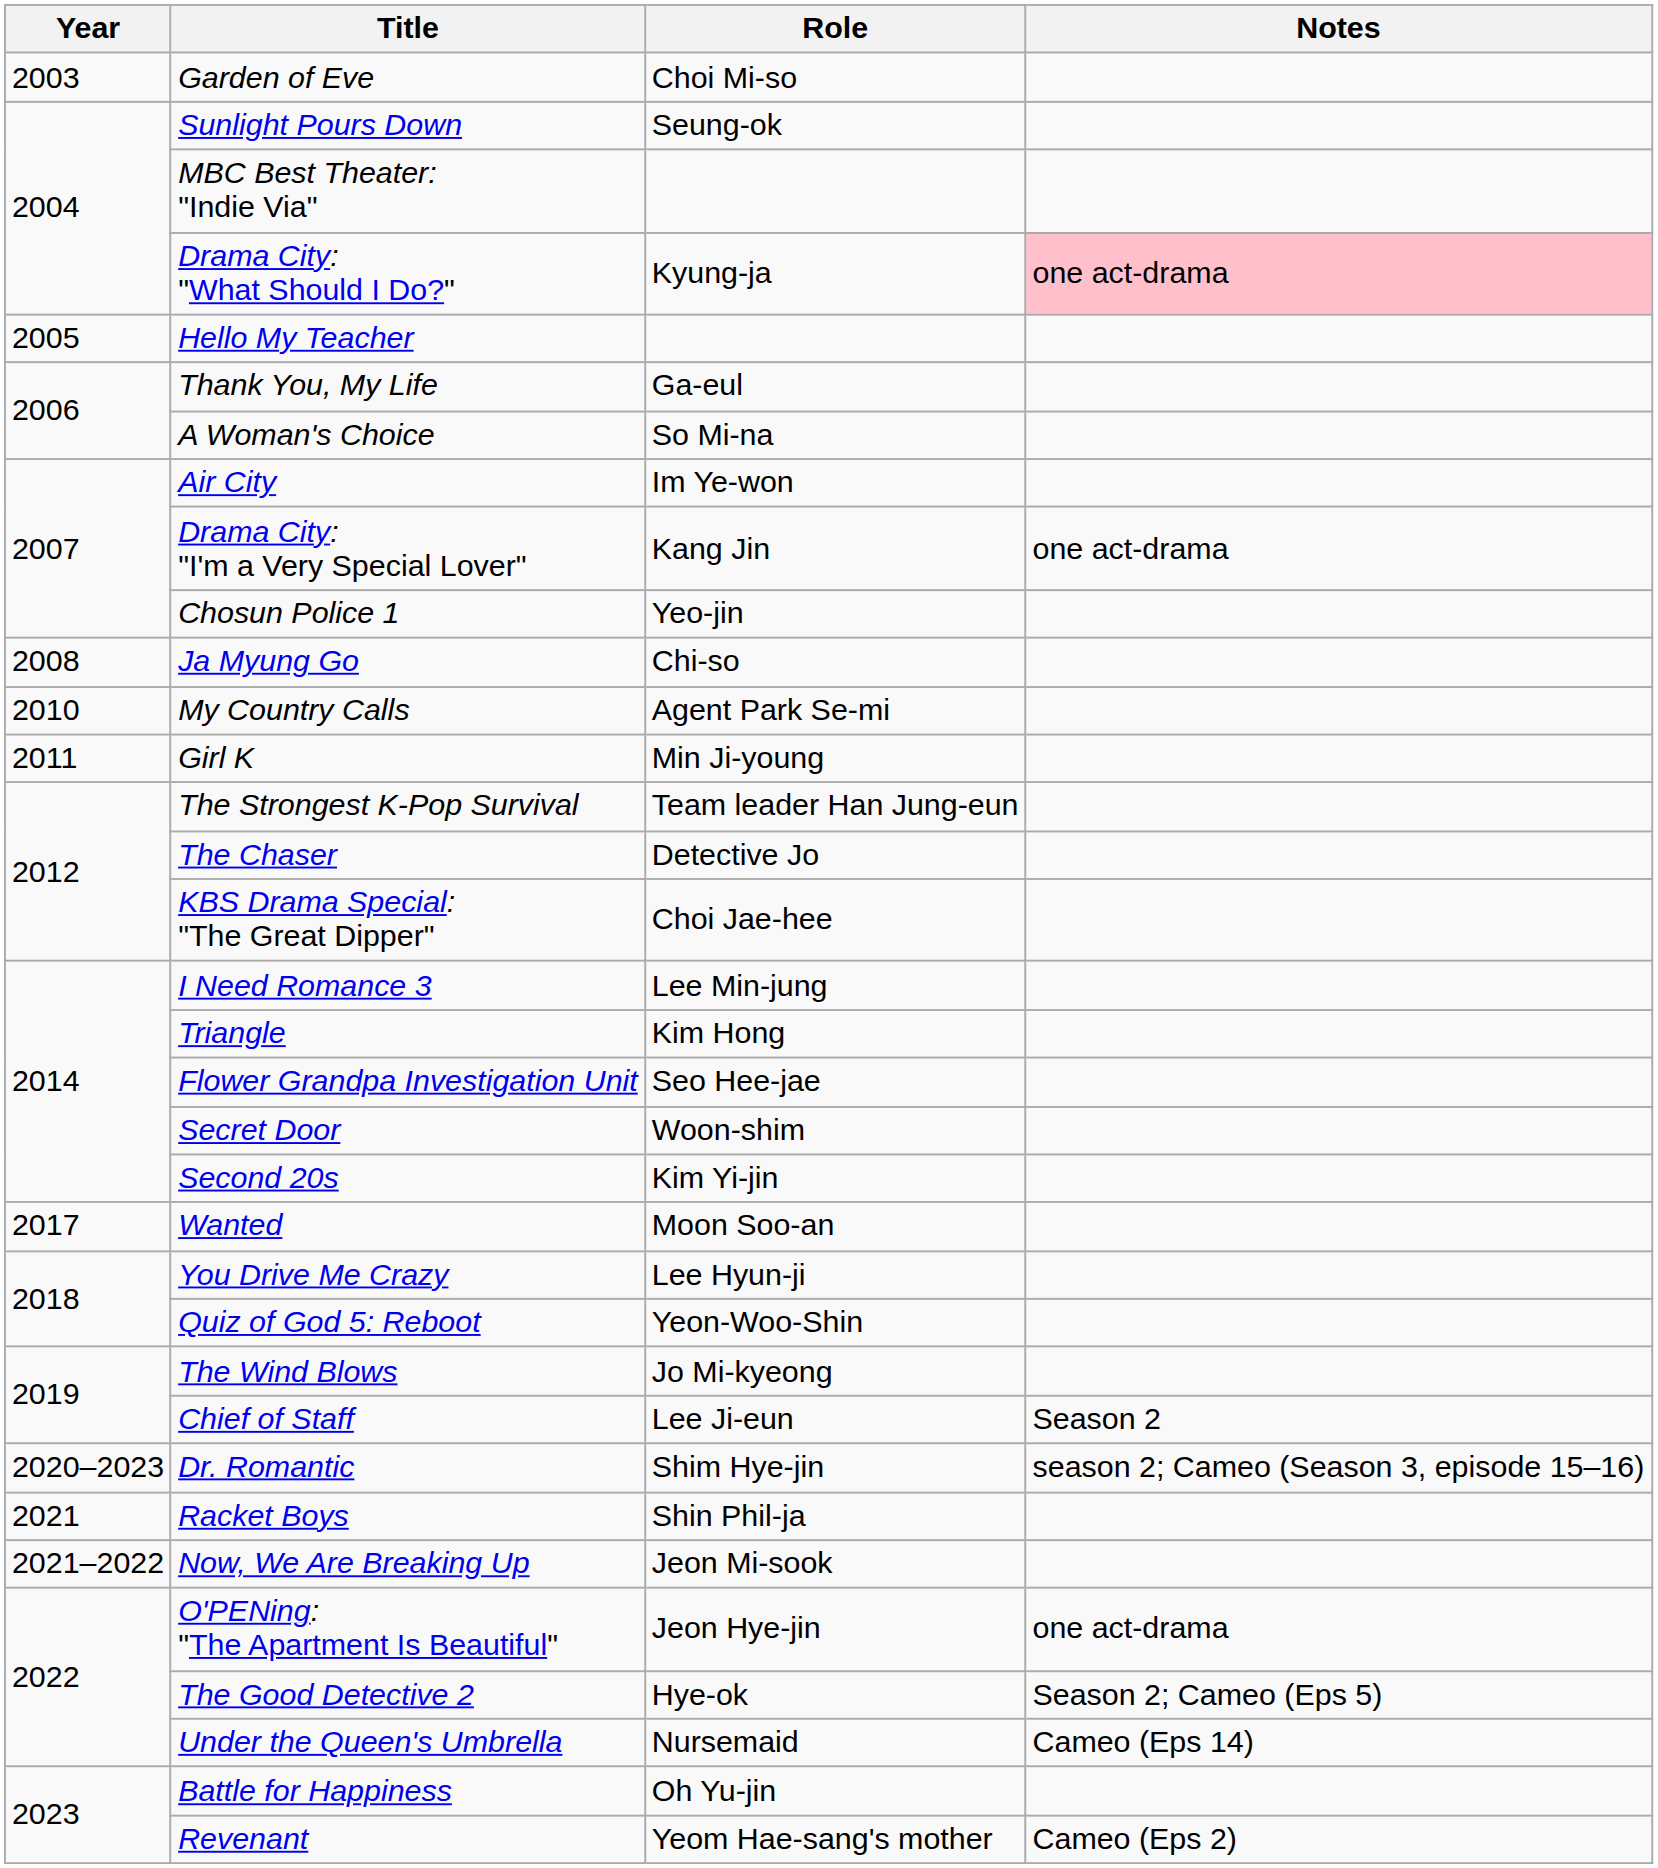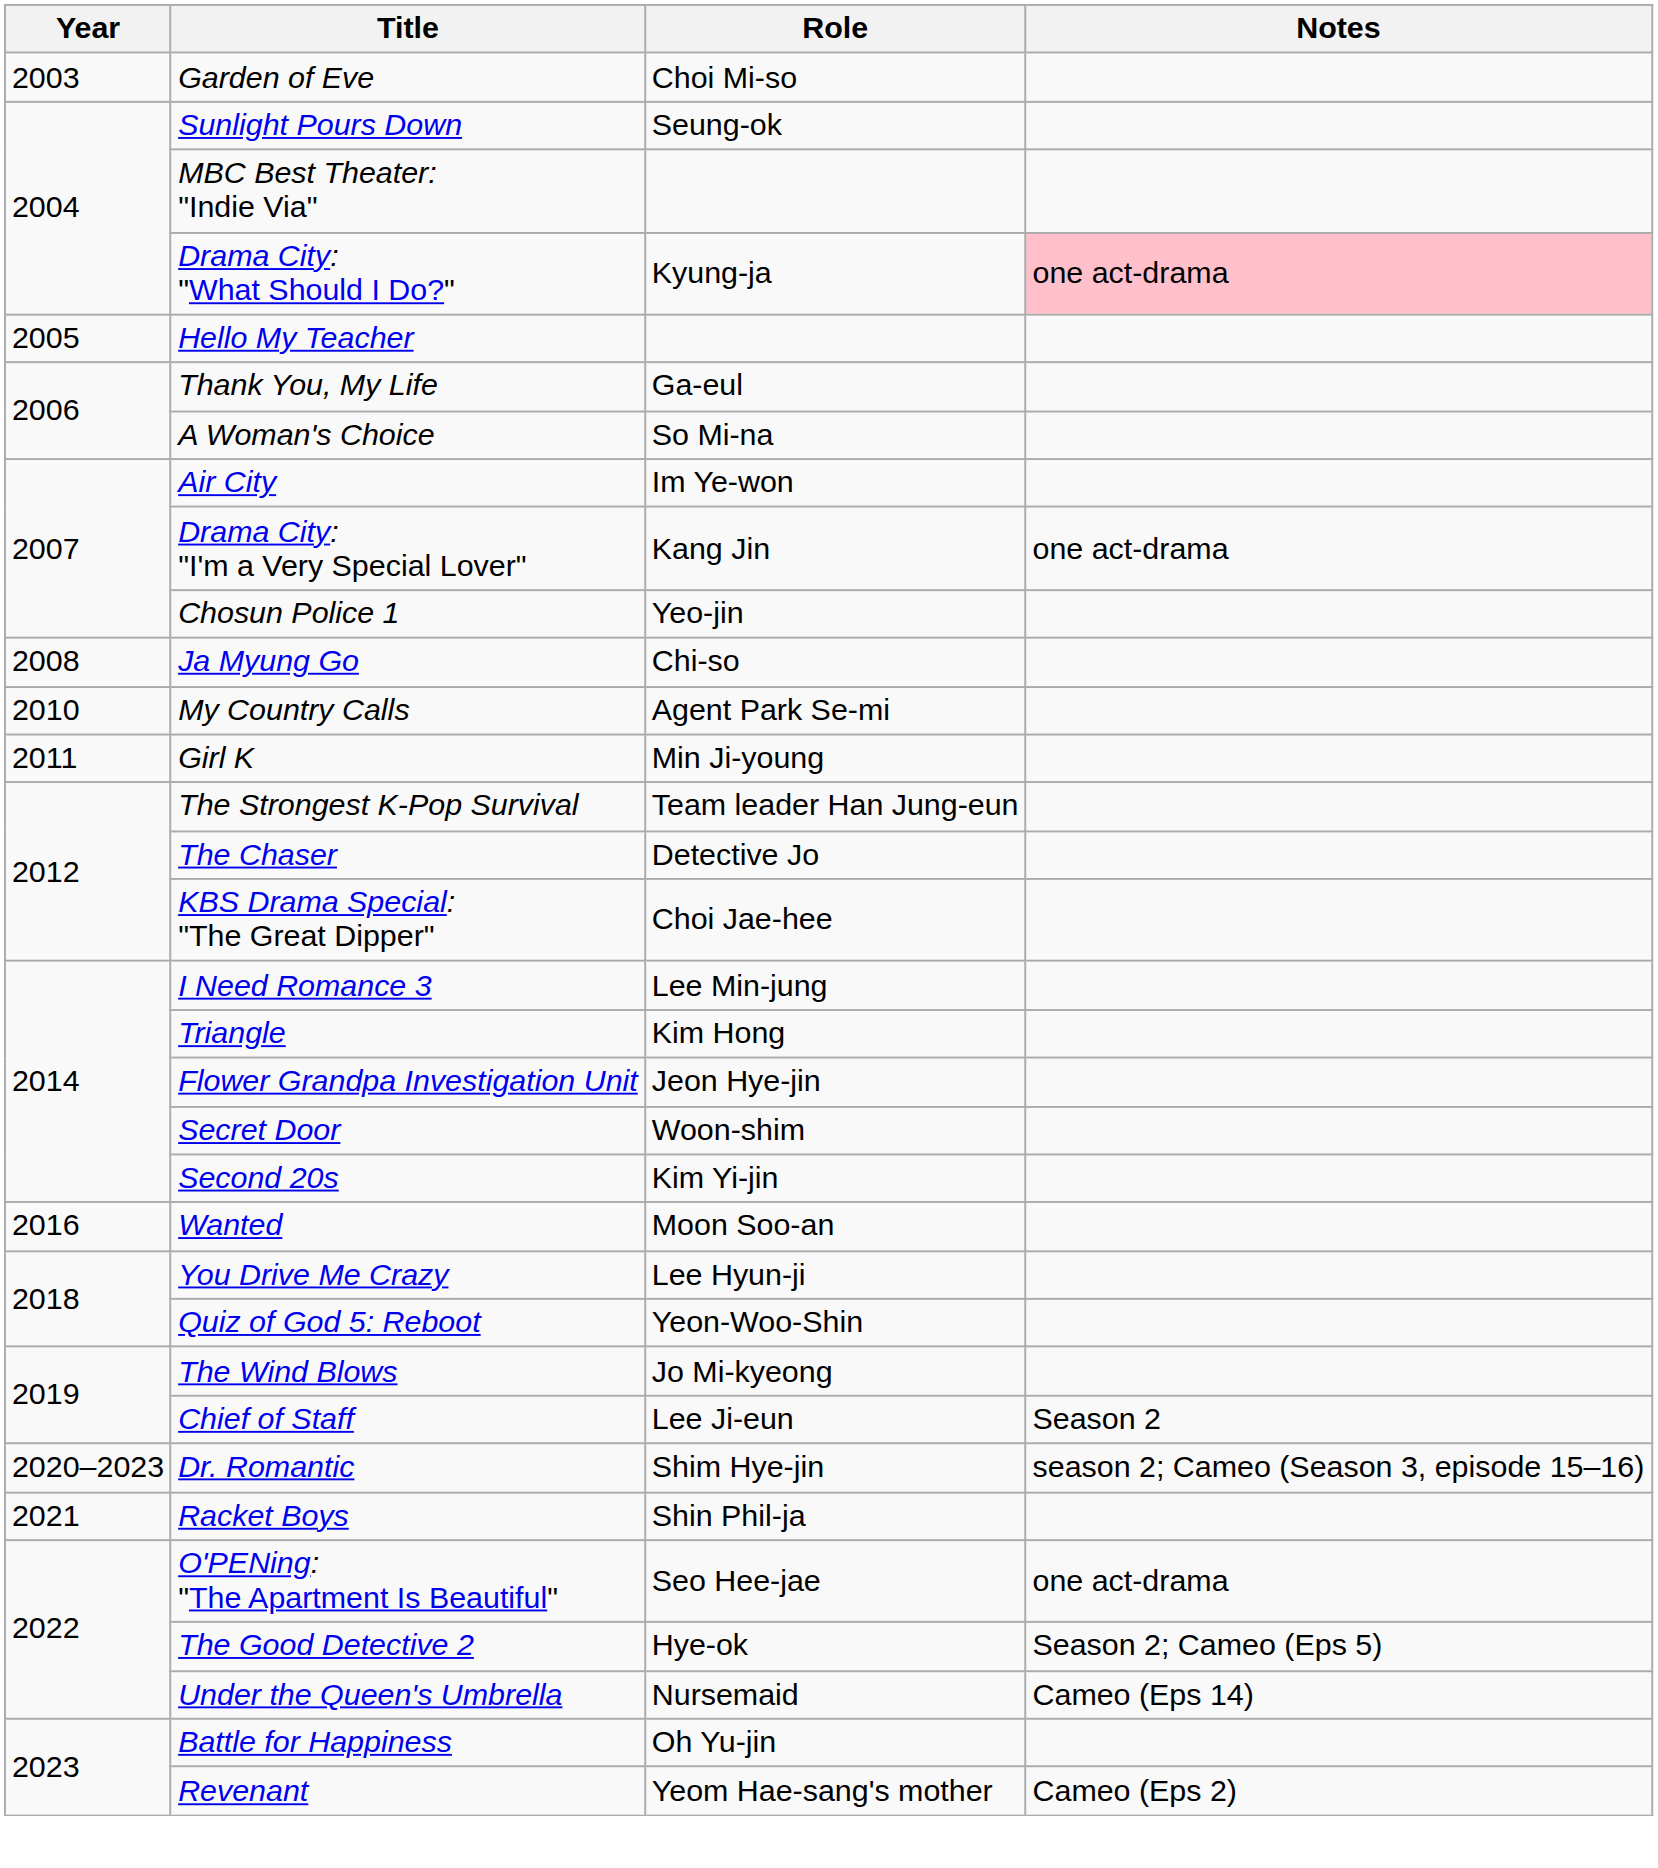(736, 1081) Seo Hee-jae -> (736, 1081) Jeon Hye-jin
(46, 1226) 2017 -> (46, 1226) 2016
- row: (354, 1563)
(736, 1628) Jeon Hye-jin -> (736, 1580) Seo Hee-jae
